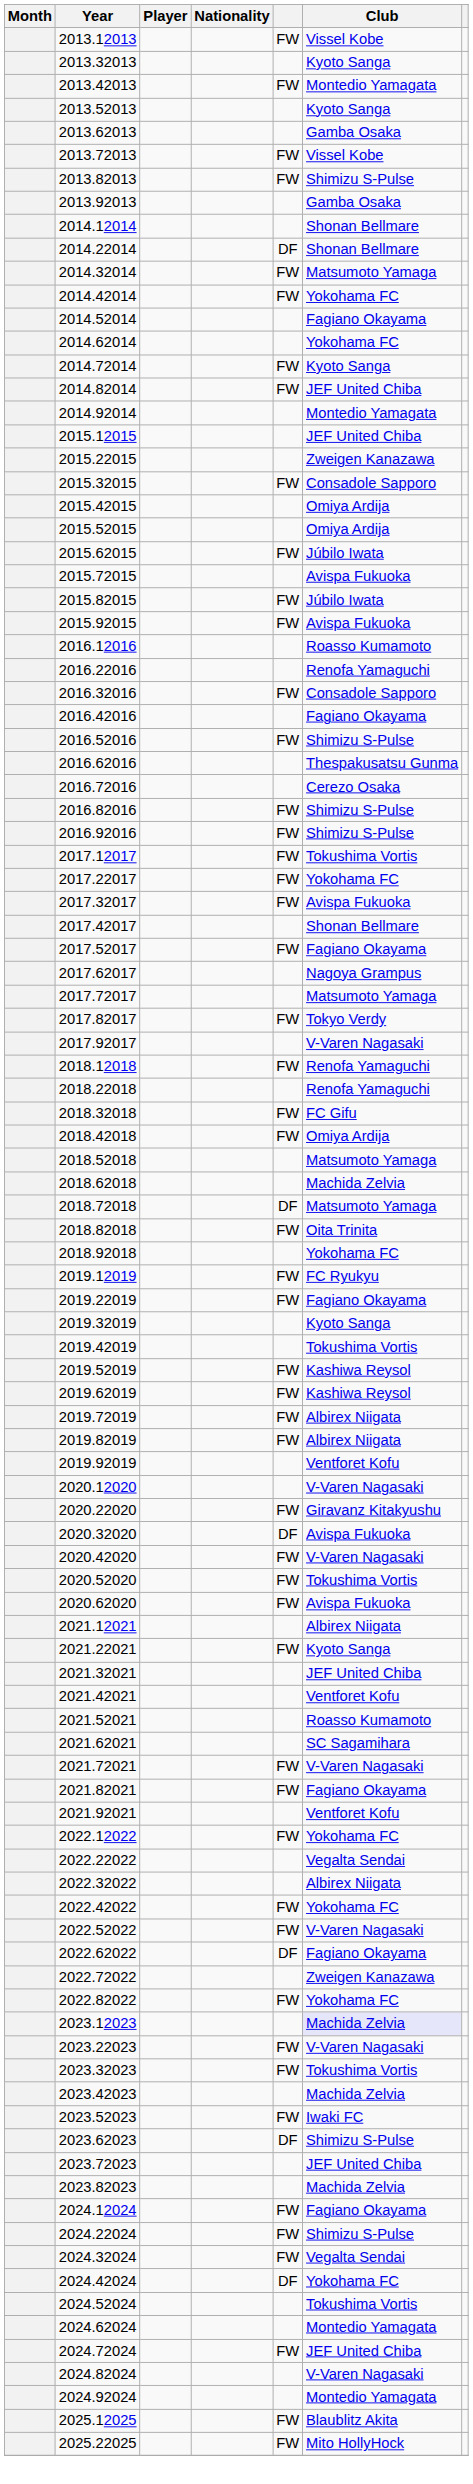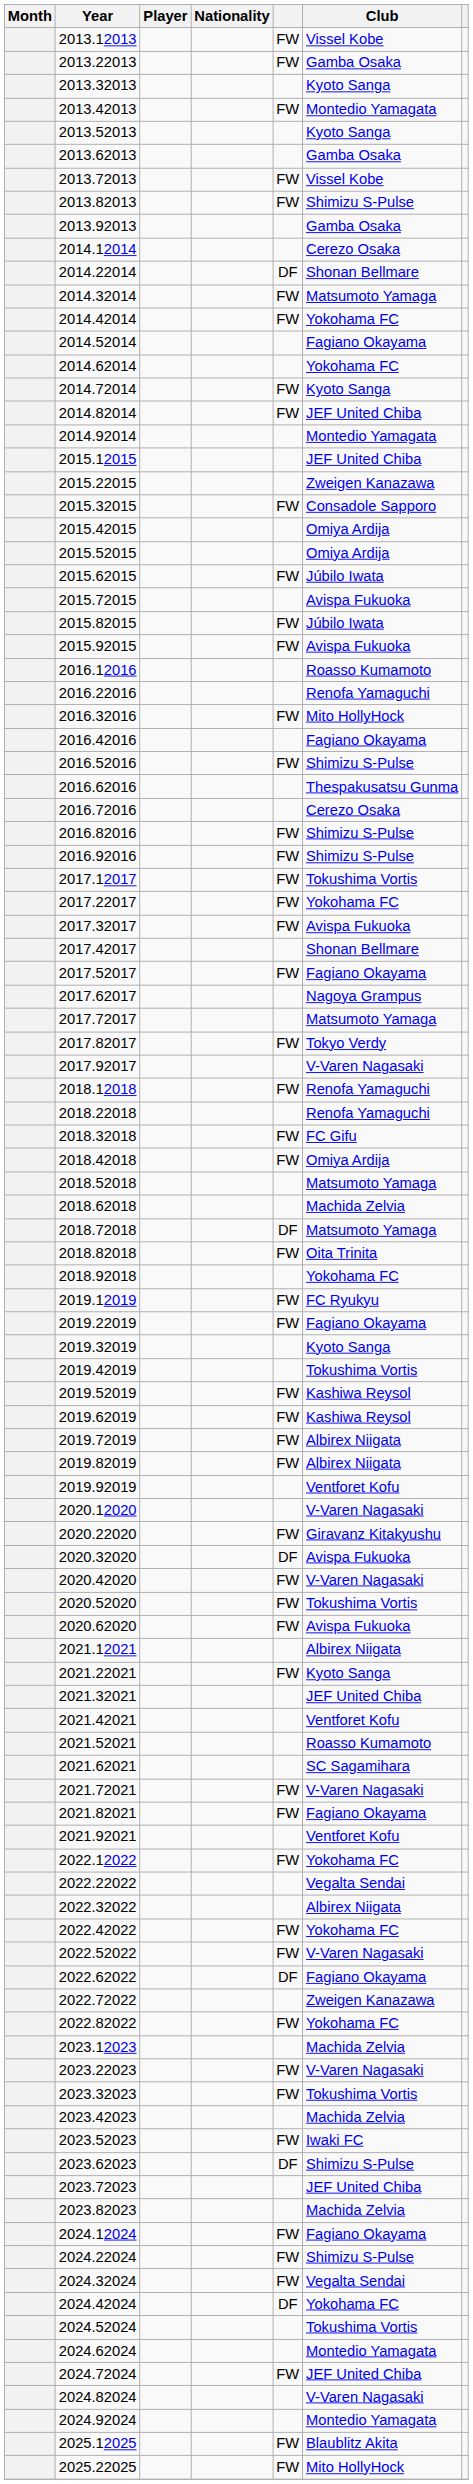+ row: (98, 62)
(362, 226) Shonan Bellmare -> (353, 249) Cerezo Osaka
(371, 693) Consadole Sapporo -> (355, 716) Mito HollyHock
(356, 2023) lavender background -> (356, 2047) no background
